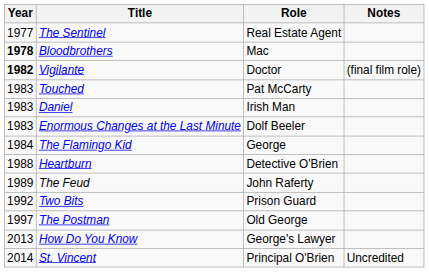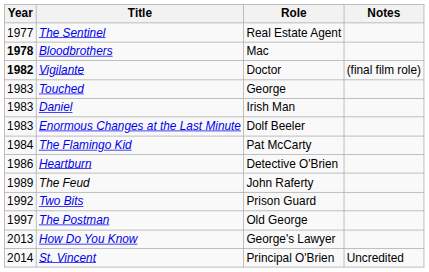(279, 88) Pat McCarty -> (266, 88) George
(266, 145) George -> (279, 145) Pat McCarty
(20, 164) 1988 -> (20, 164) 1986
